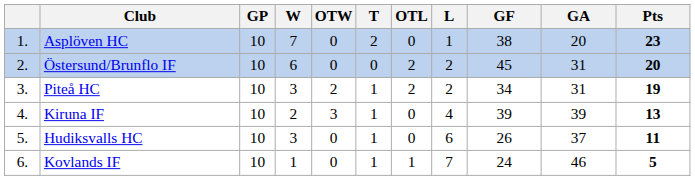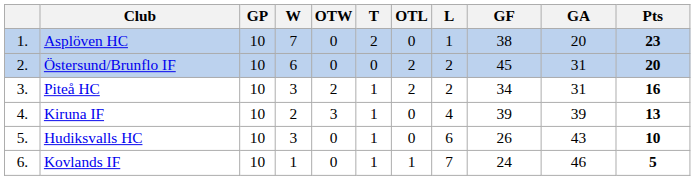(653, 89) 19 -> (653, 89) 16
(579, 138) 37 -> (579, 138) 43
(653, 138) 11 -> (653, 138) 10
